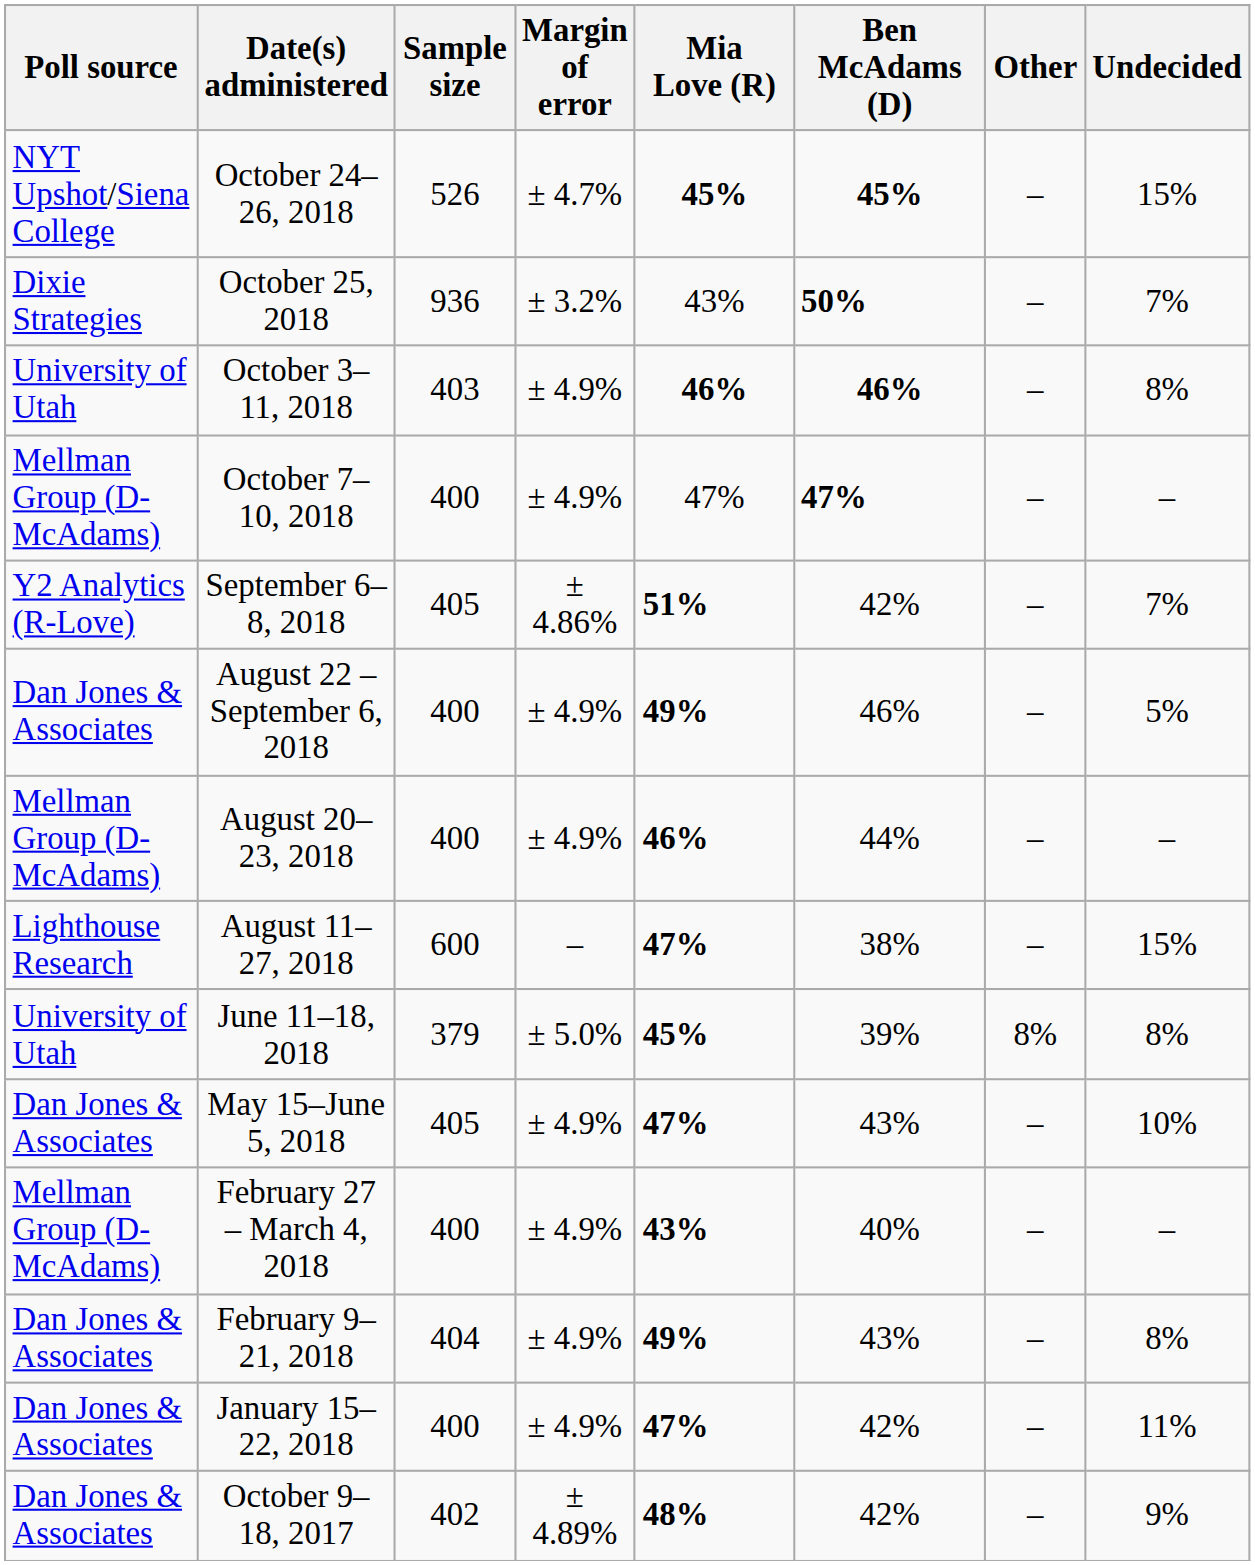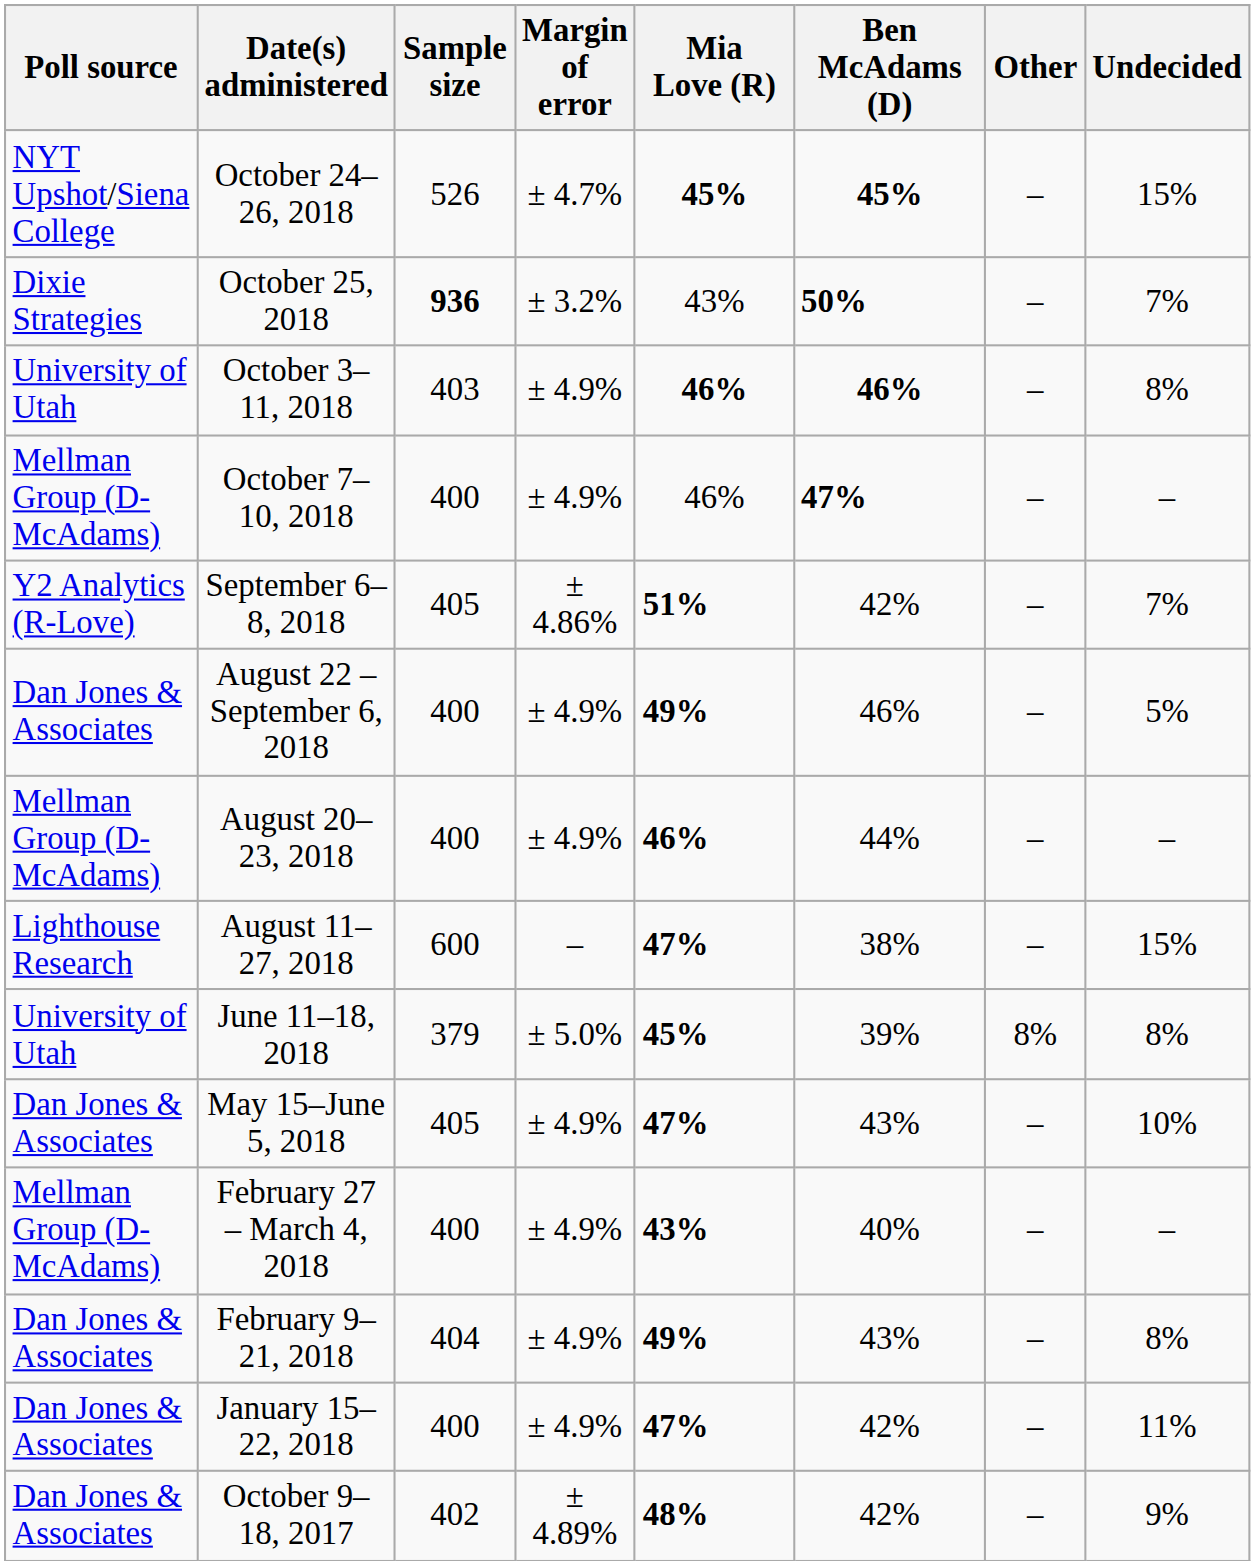(455, 300) normal -> (455, 300) bold
(714, 496) 47% -> (714, 496) 46%
